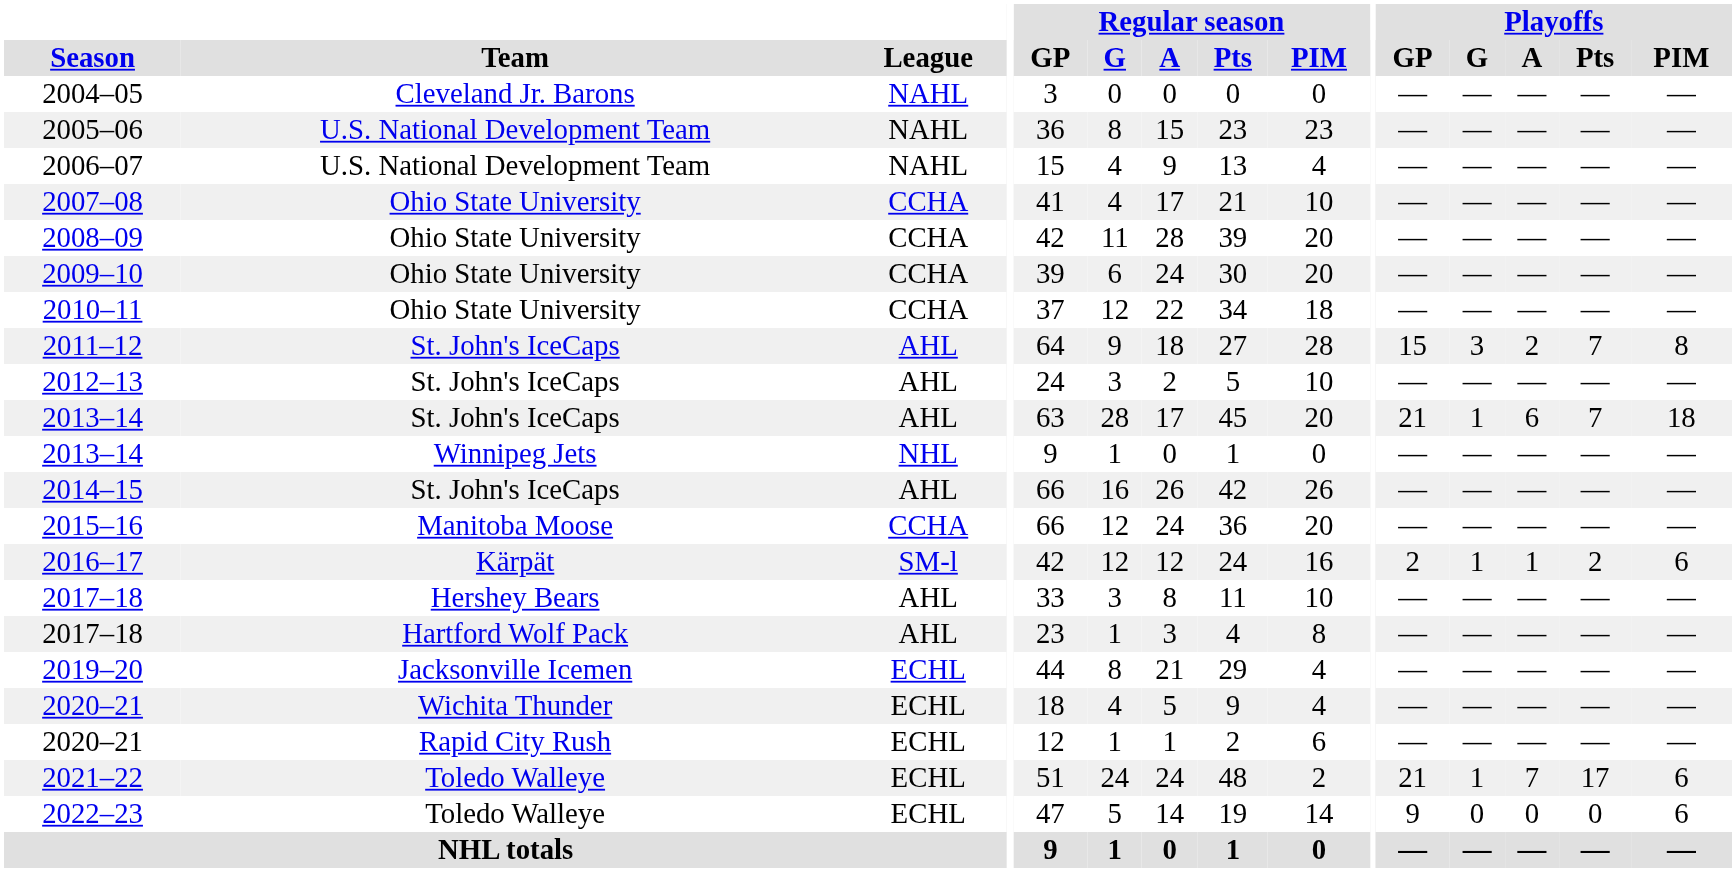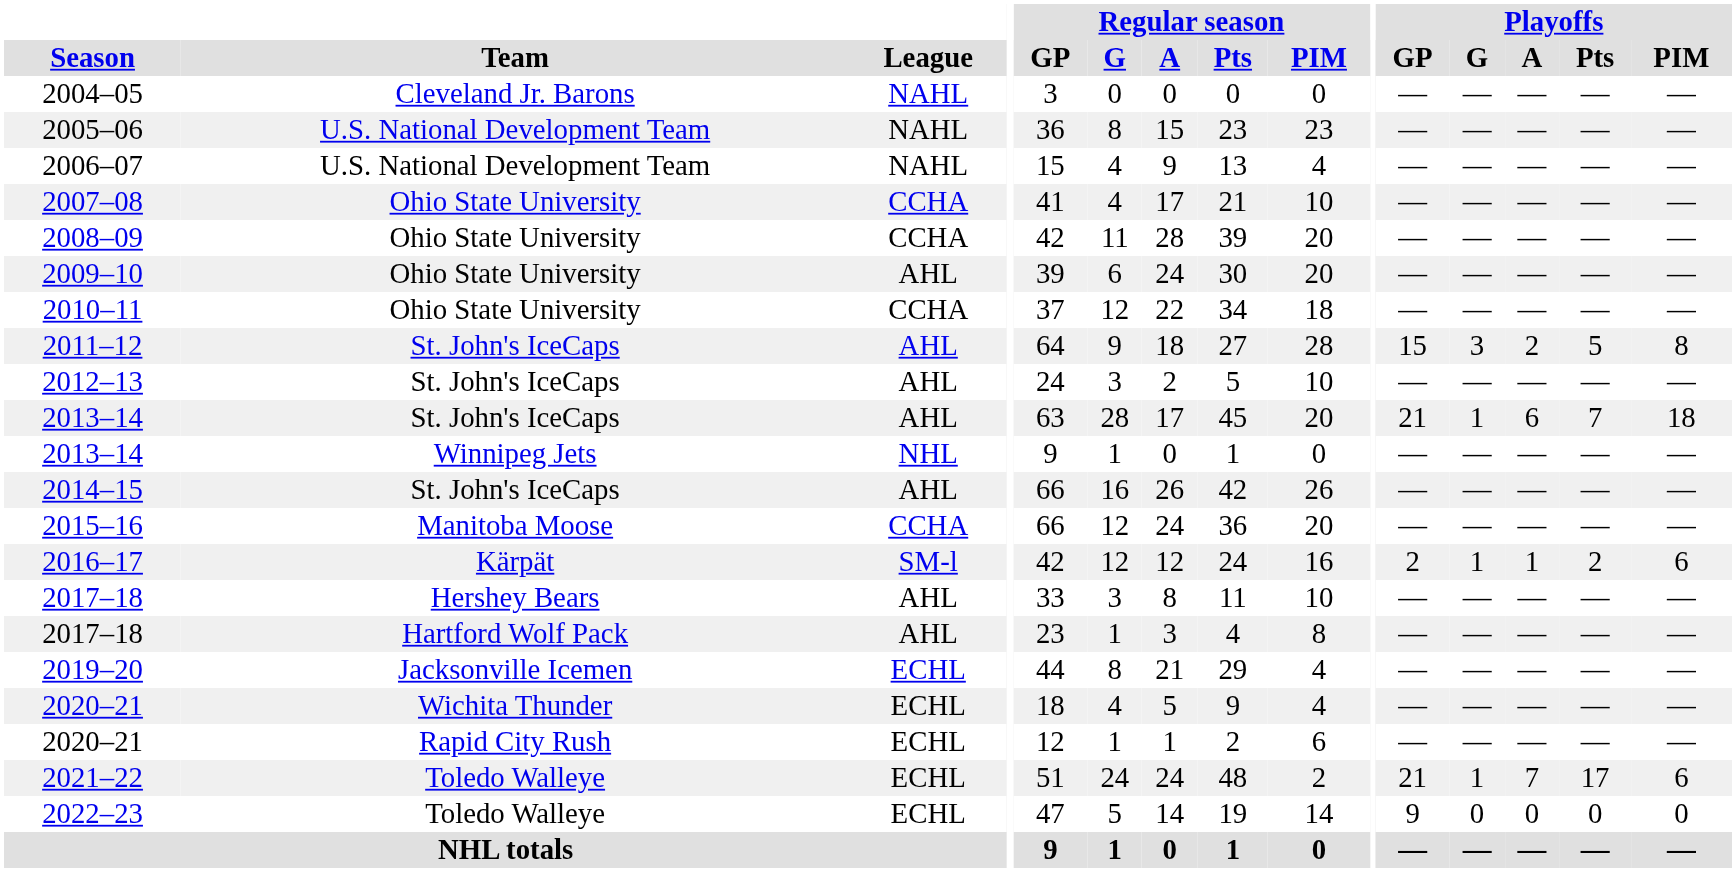(928, 273) CCHA -> (928, 273) AHL
(1595, 345) 7 -> (1595, 345) 5
(1681, 813) 6 -> (1681, 813) 0
